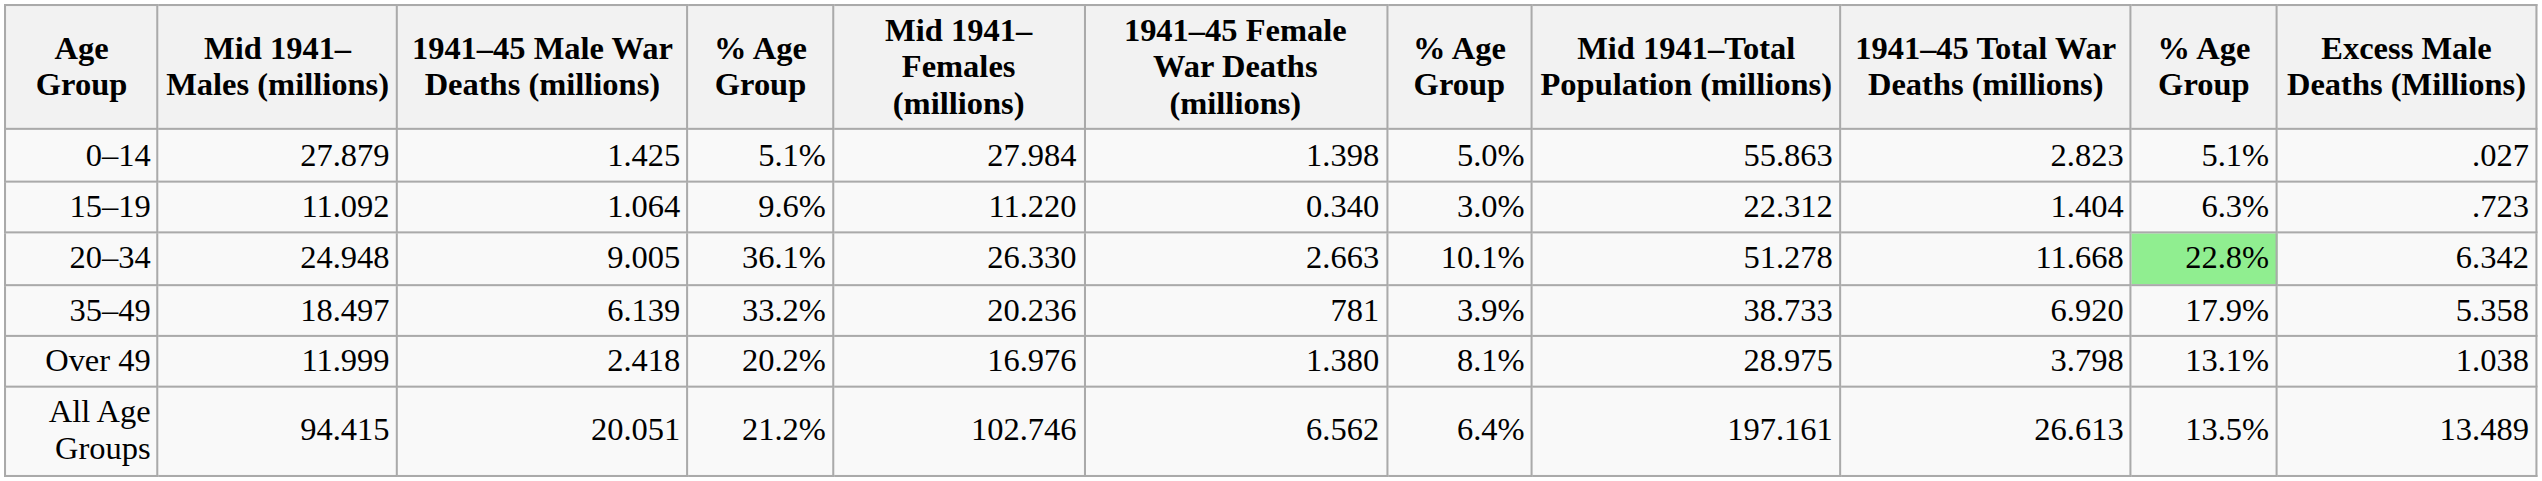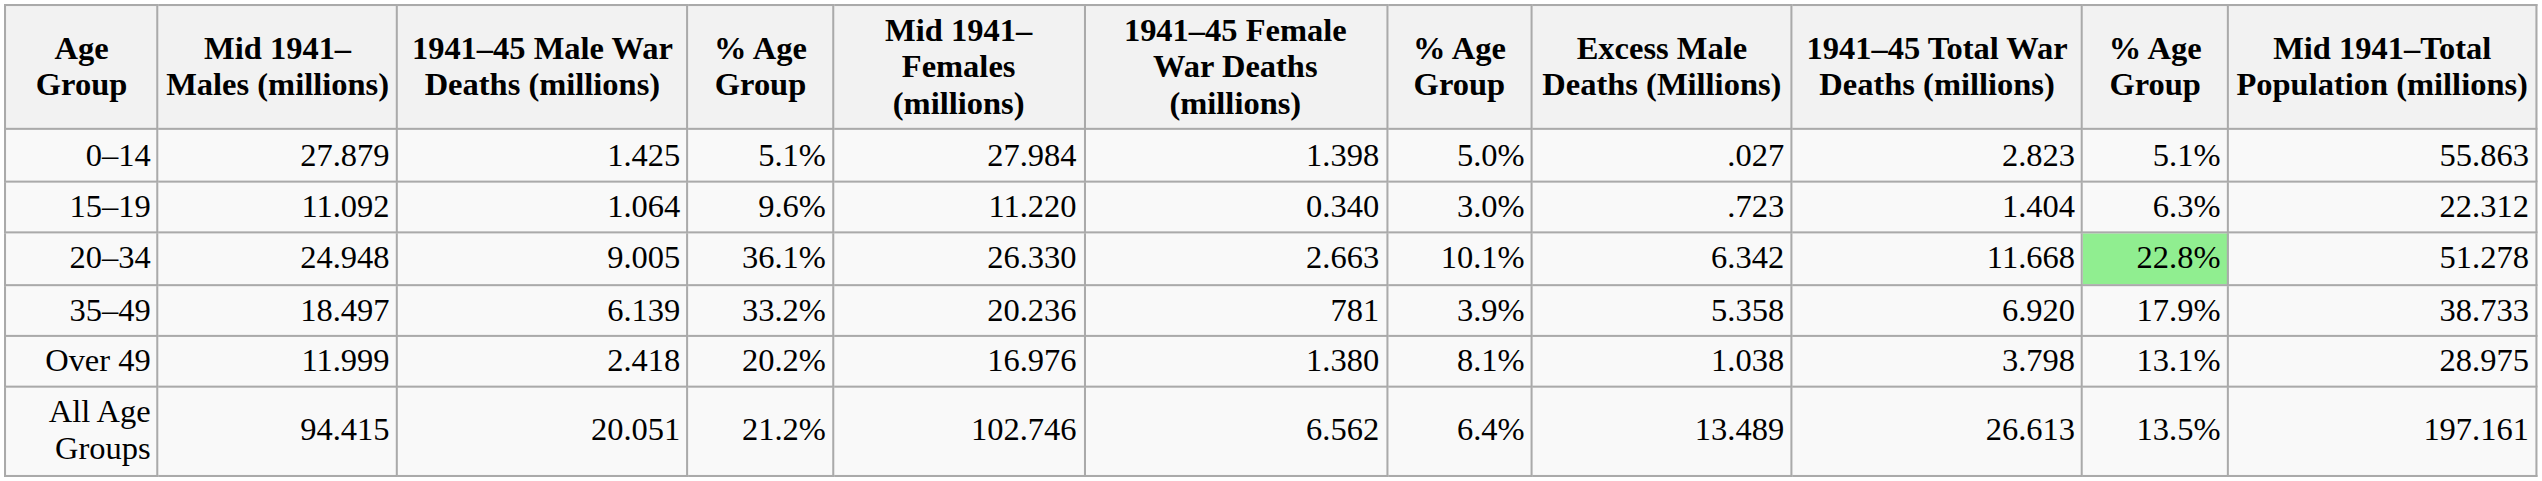columns swapped: (1686, 66) <-> (2407, 66)
